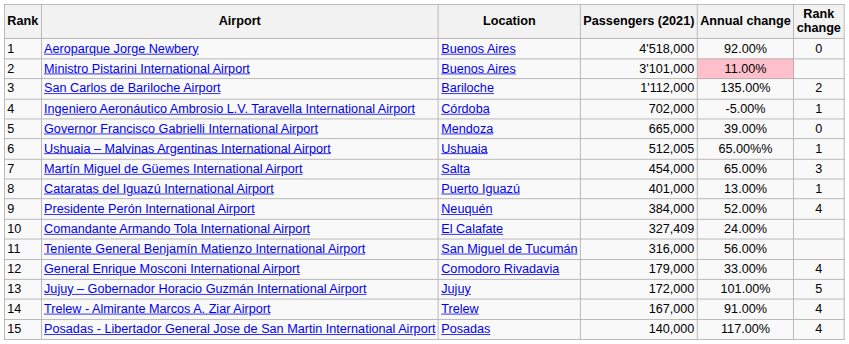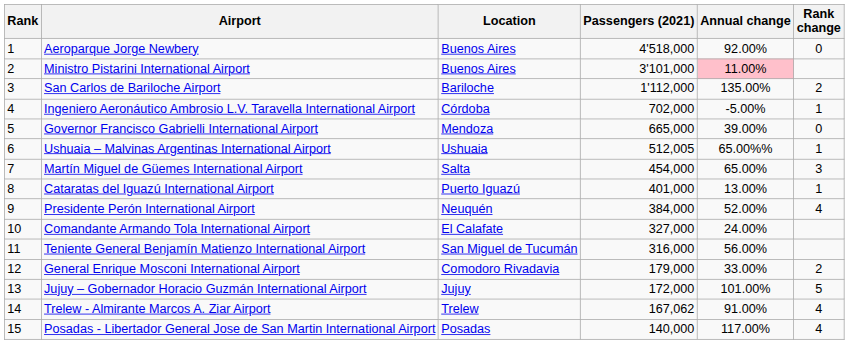(672, 229) 327,409 -> (672, 229) 327,000
(819, 269) 4 -> (819, 269) 2
(672, 309) 167,000 -> (672, 309) 167,062
